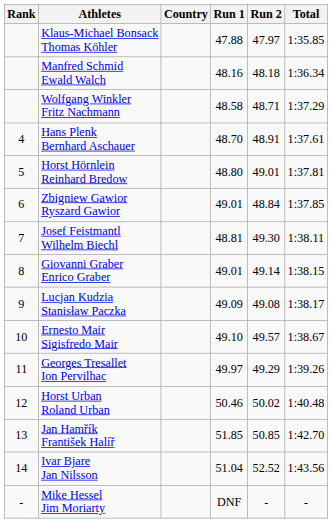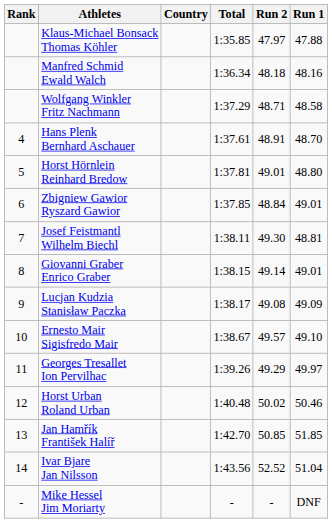columns swapped: (229, 14) <-> (306, 14)
